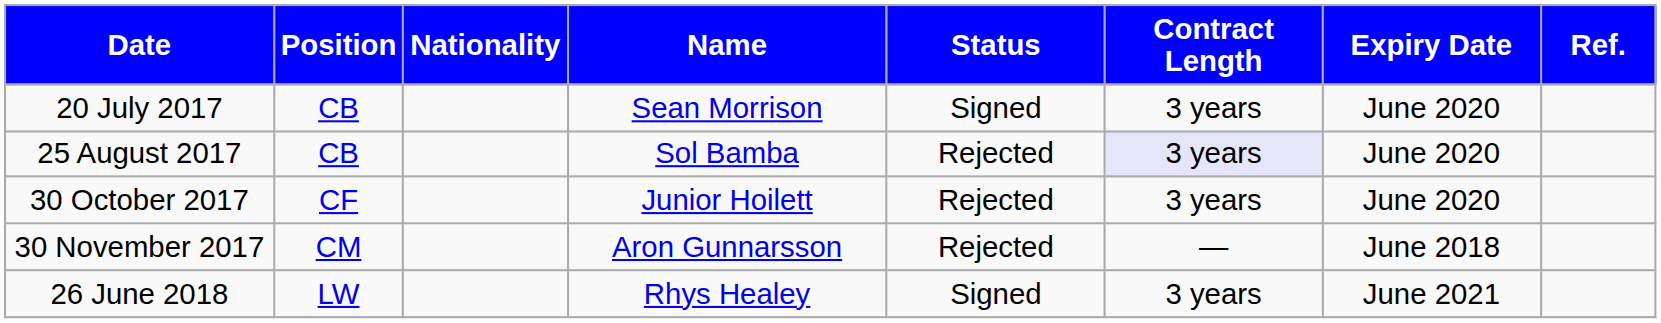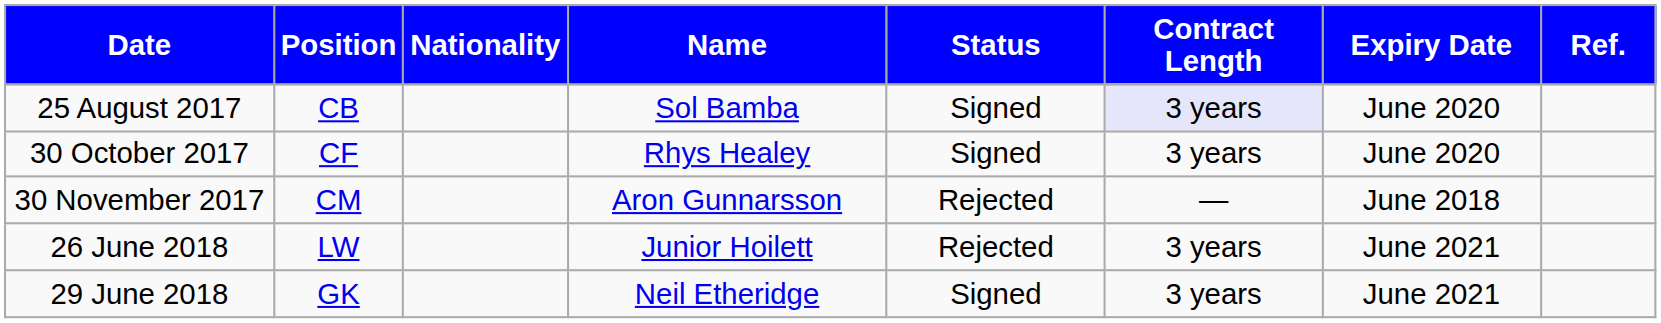- row: (139, 108)
(996, 154) Rejected -> (996, 108) Signed
(727, 200) Junior Hoilett -> (727, 154) Rhys Healey
(996, 200) Rejected -> (996, 154) Signed
(727, 293) Rhys Healey -> (727, 247) Junior Hoilett
(996, 293) Signed -> (996, 247) Rejected
+ row: (139, 293)
